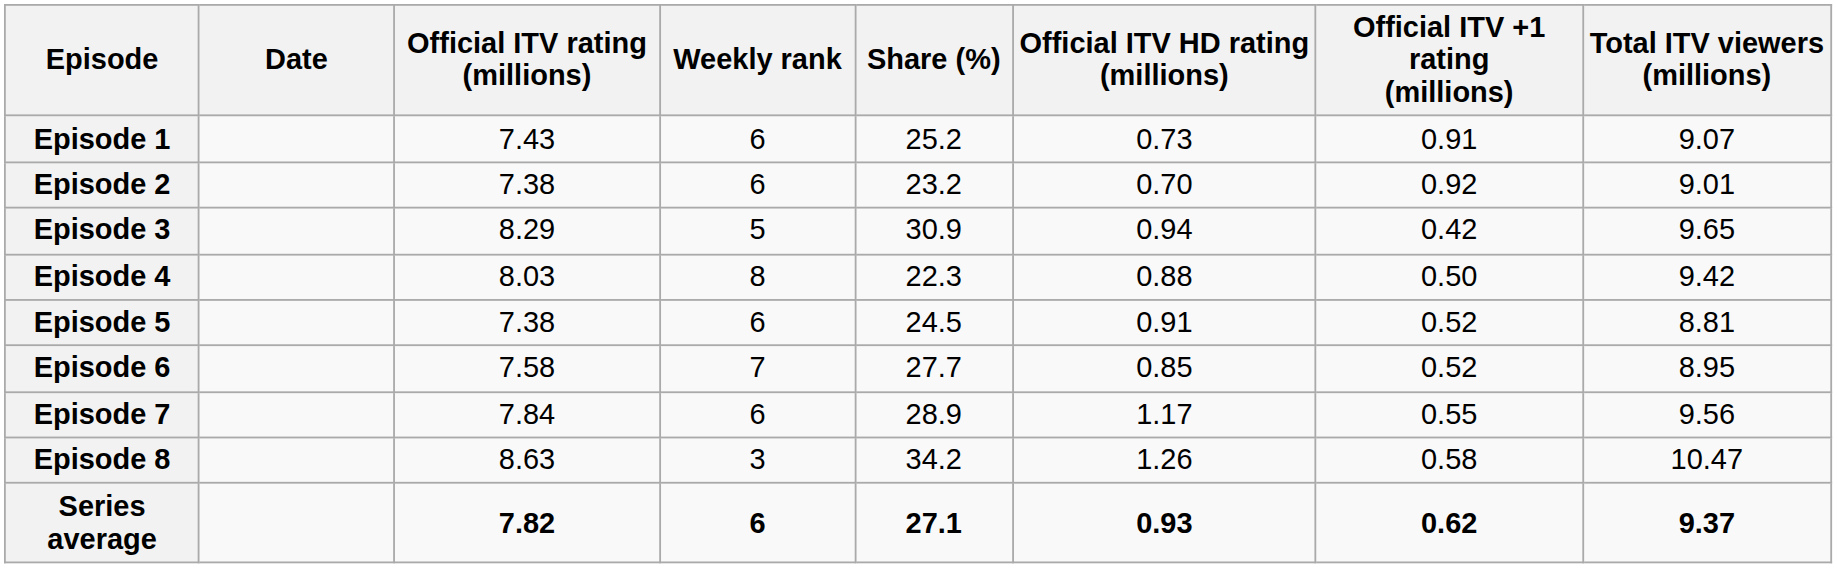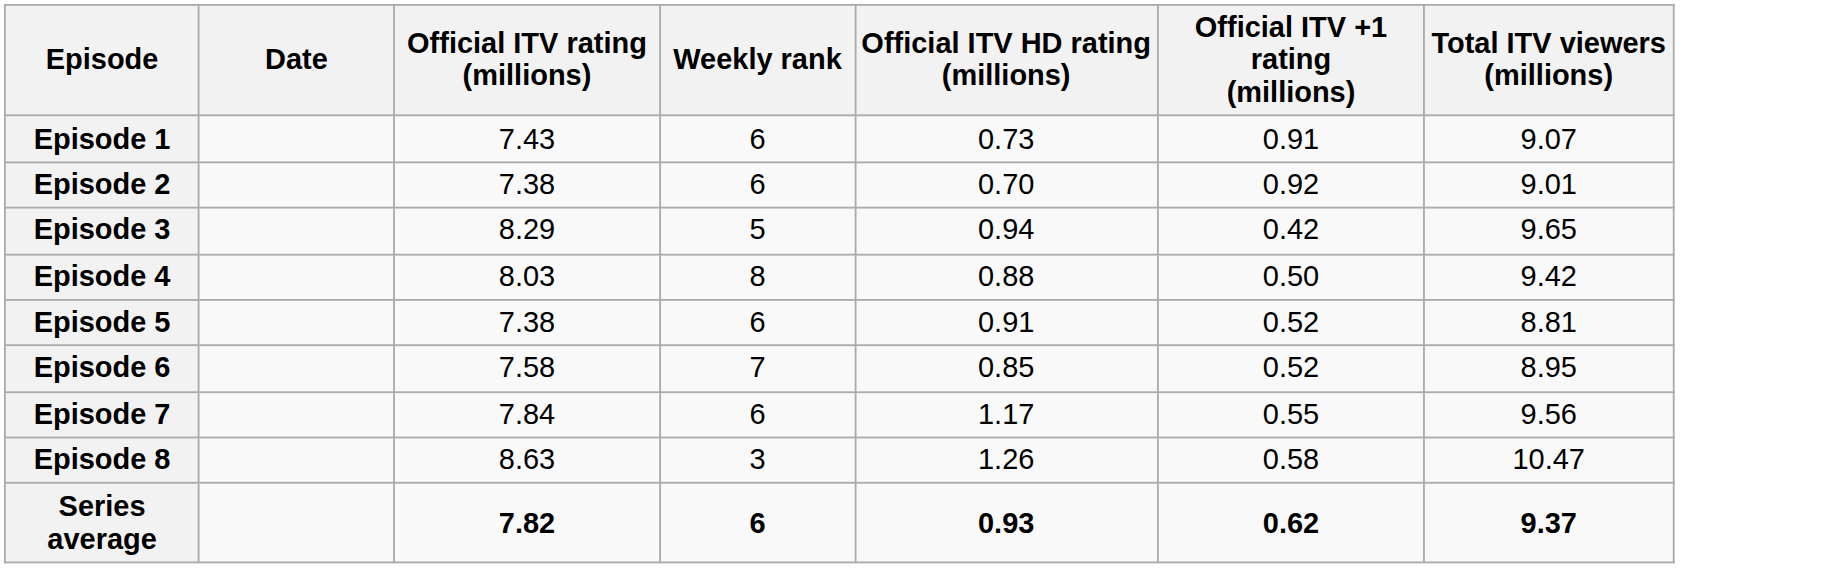- column: (934, 60)
